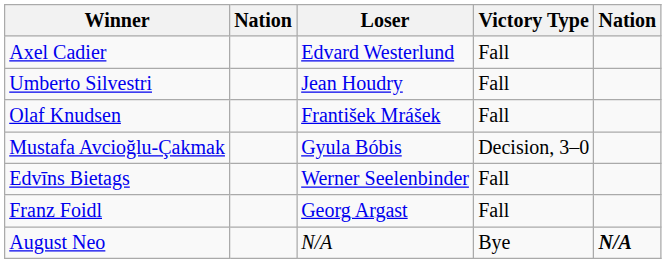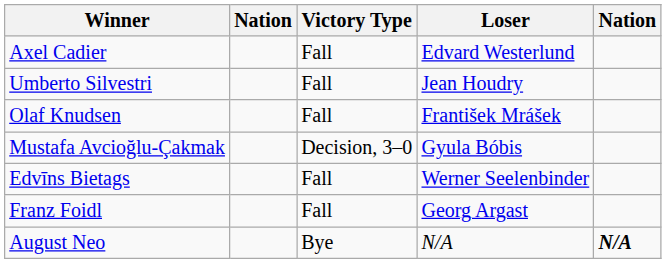columns swapped: (534, 20) <-> (385, 20)
